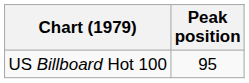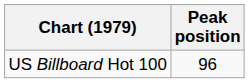(208, 63) 95 -> (208, 63) 96
